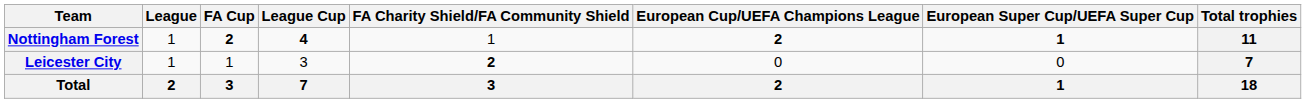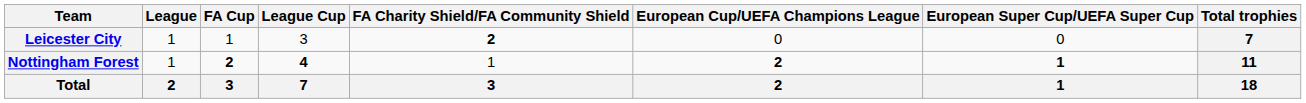rows swapped: (73, 62) <-> (73, 39)
